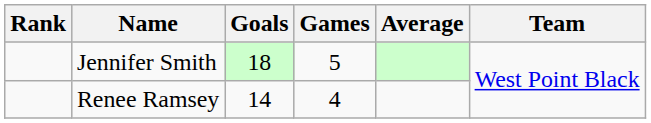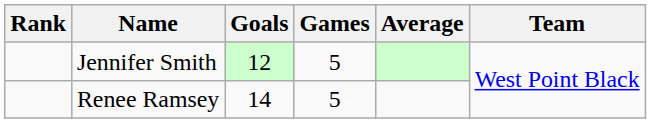(259, 61) 18 -> (259, 61) 12
(335, 99) 4 -> (335, 99) 5
